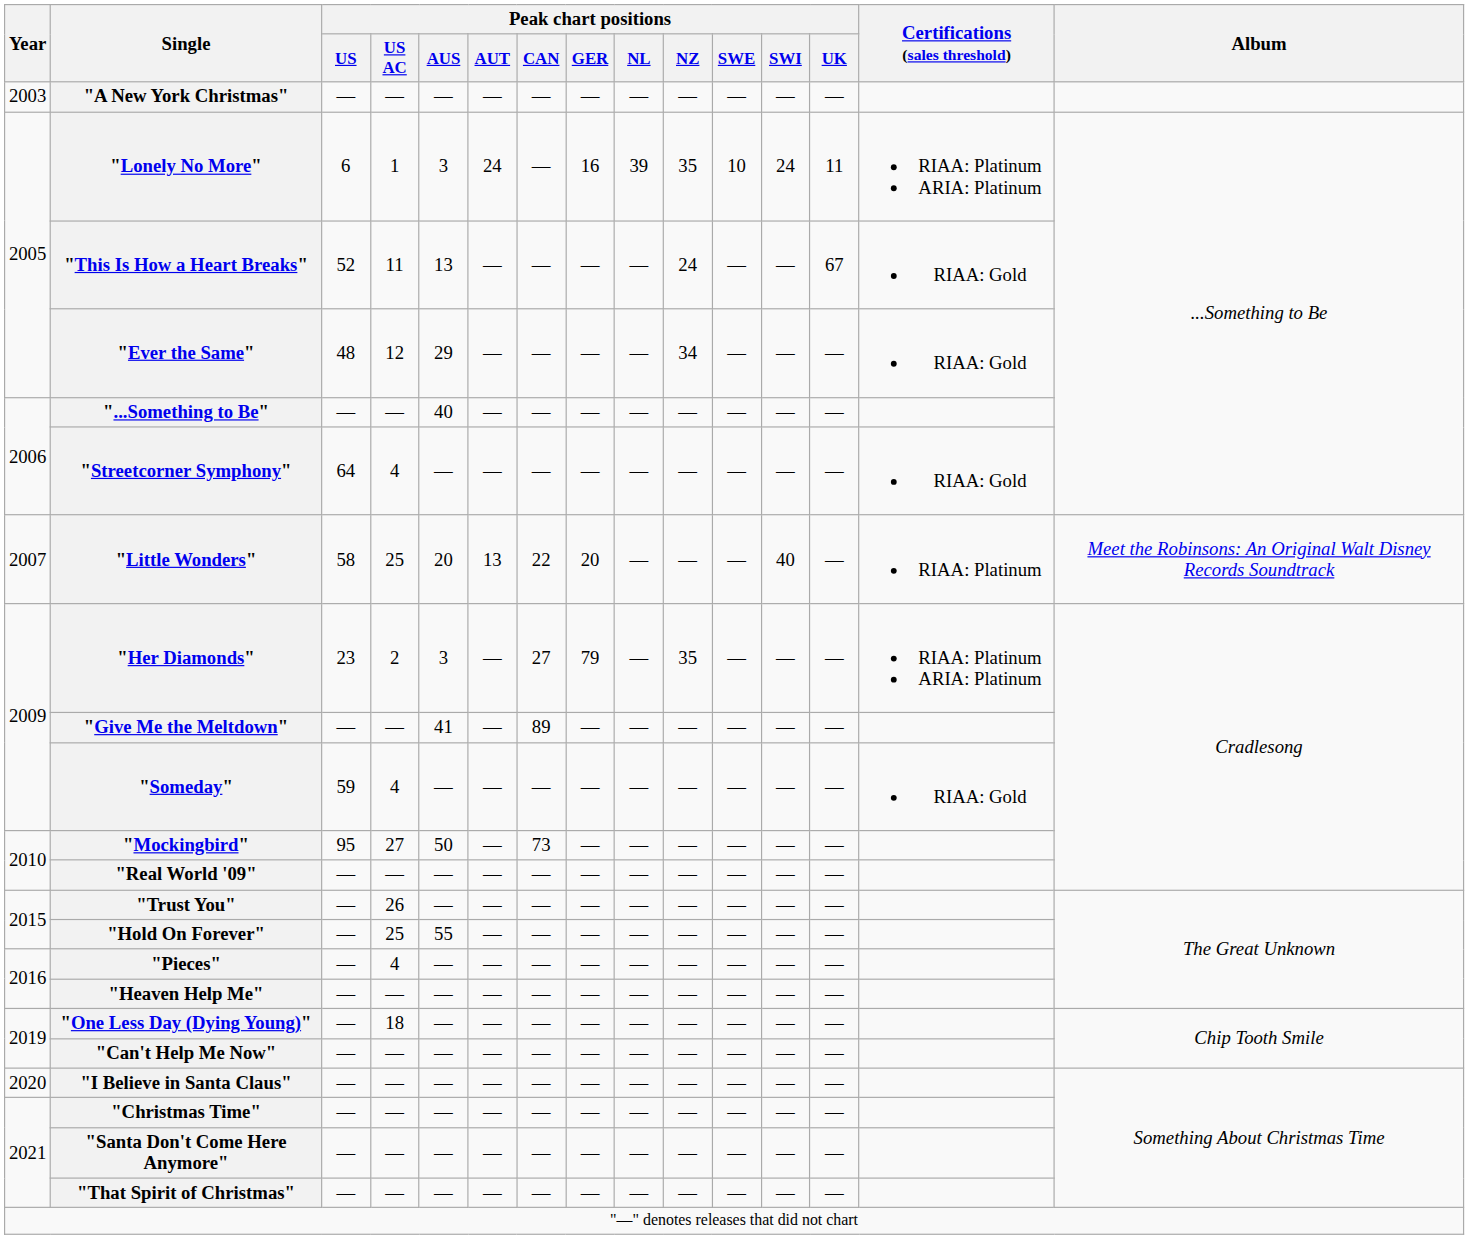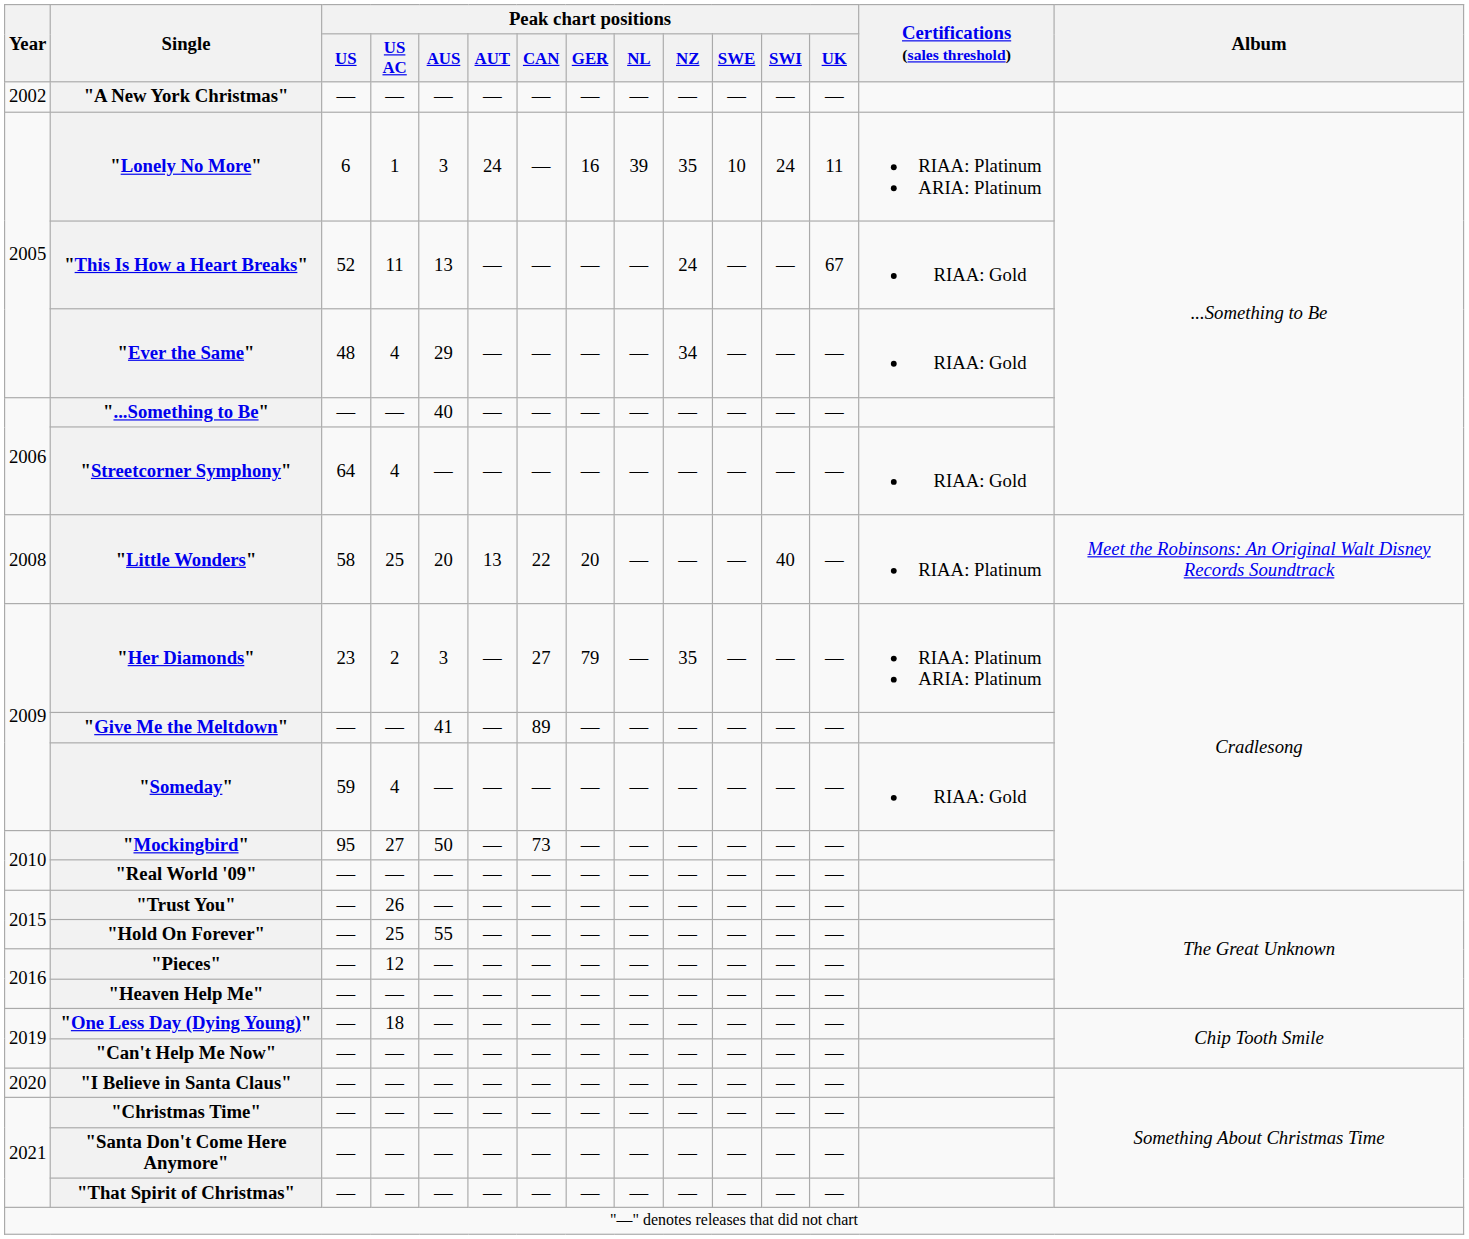(28, 96) 2003 -> (28, 96) 2002
(395, 353) 12 -> (395, 353) 4
(28, 559) 2007 -> (28, 559) 2008
(395, 963) 4 -> (395, 963) 12
